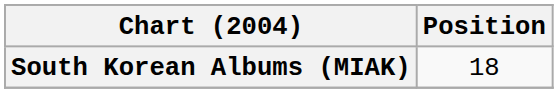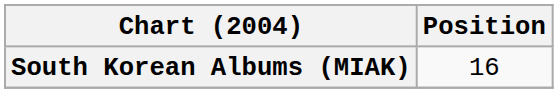(484, 68) 18 -> (484, 68) 16
